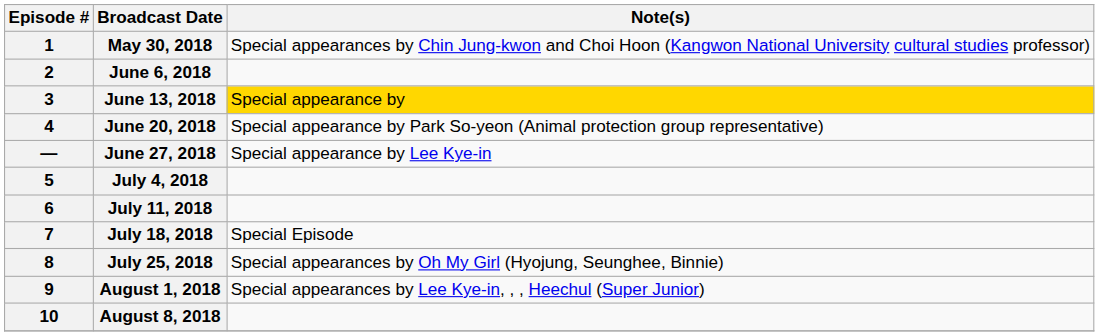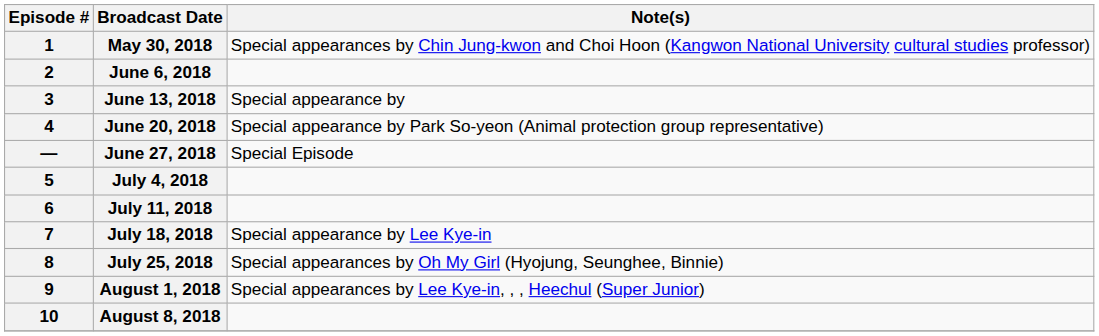(318, 99) gold background -> (318, 99) no background
(361, 153) Special appearance by Lee Kye-in -> (292, 153) Special Episode
(292, 235) Special Episode -> (361, 235) Special appearance by Lee Kye-in
